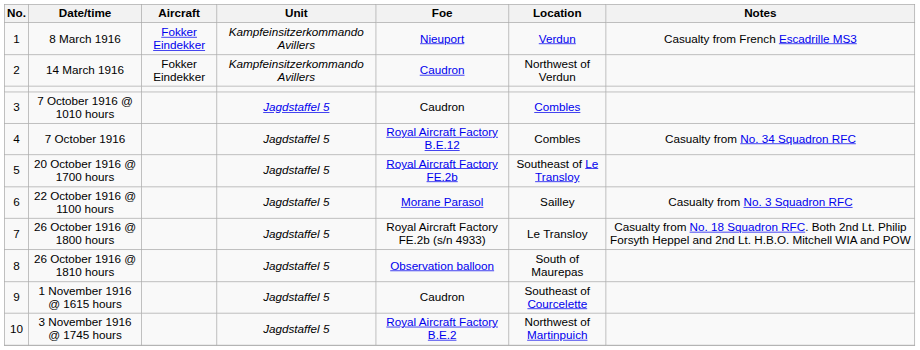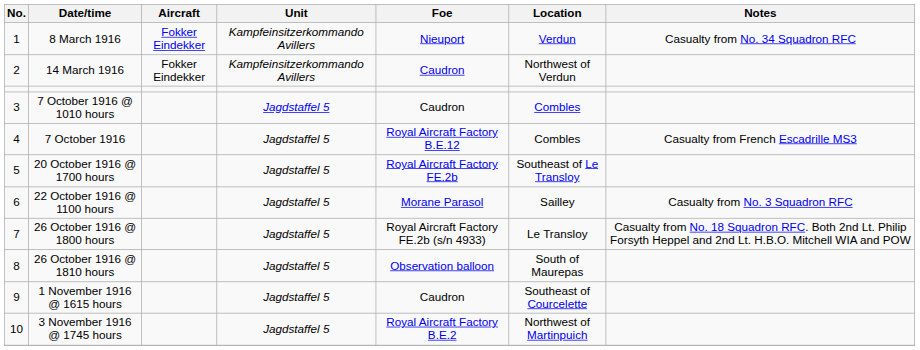(760, 38) Casualty from French Escadrille MS3 -> (760, 38) Casualty from No. 34 Squadron RFC
(760, 139) Casualty from No. 34 Squadron RFC -> (760, 139) Casualty from French Escadrille MS3
